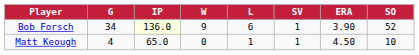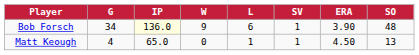(391, 27) 52 -> (391, 27) 48
(391, 42) 10 -> (391, 42) 13
